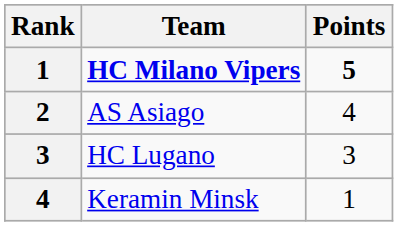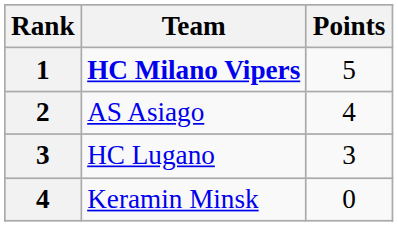(349, 69) bold -> (349, 69) normal
(349, 198) 1 -> (349, 198) 0
